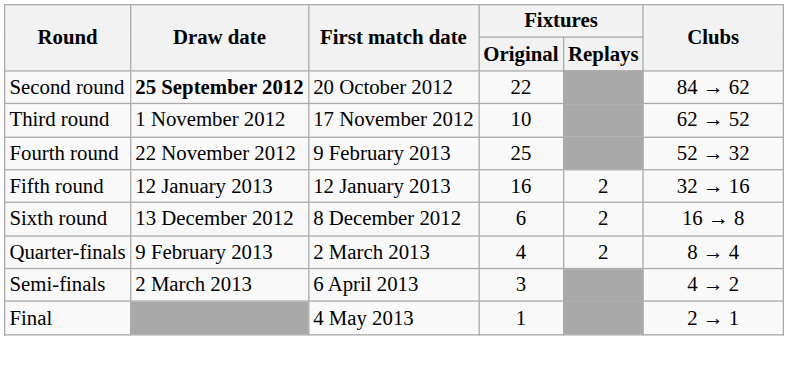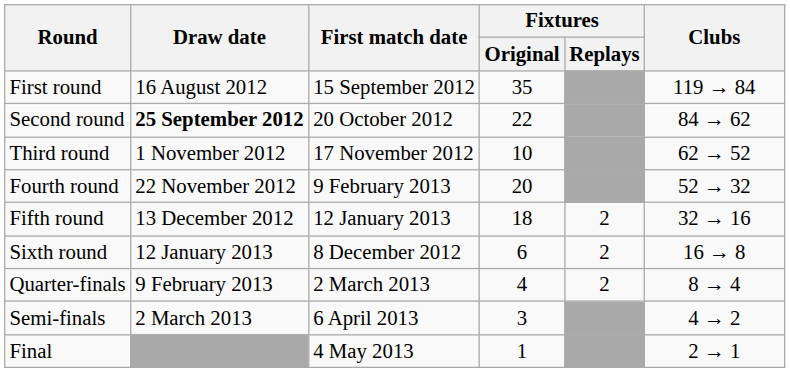+ row: (55, 86)
(521, 152) 25 -> (522, 185) 20
(204, 185) 12 January 2013 -> (214, 218) 13 December 2012
(521, 185) 16 -> (522, 218) 18
(214, 218) 13 December 2012 -> (204, 251) 12 January 2013
